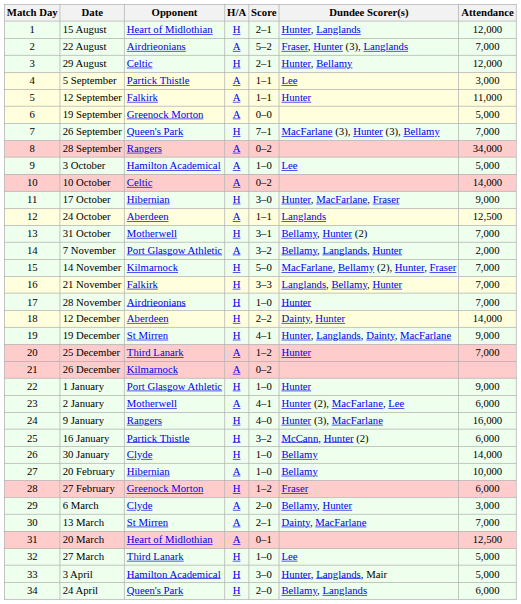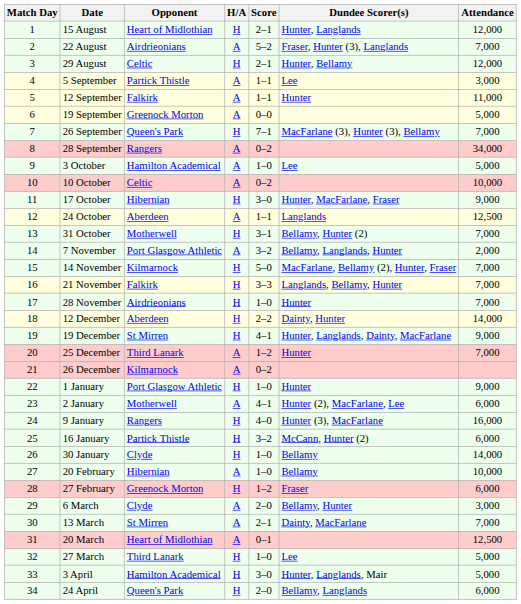(487, 183) 14,000 -> (487, 183) 10,000
